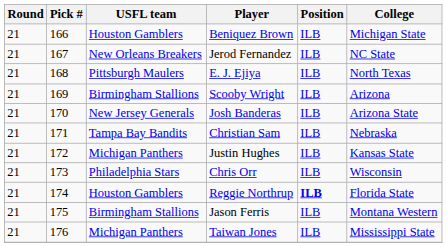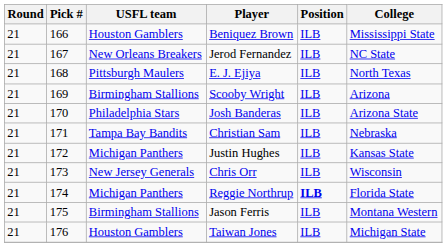(388, 34) Michigan State -> (392, 34) Mississippi State
(142, 113) New Jersey Generals -> (134, 113) Philadelphia Stars
(134, 172) Philadelphia Stars -> (142, 172) New Jersey Generals
(136, 192) Houston Gamblers -> (136, 192) Michigan Panthers
(136, 232) Michigan Panthers -> (136, 232) Houston Gamblers
(392, 232) Mississippi State -> (388, 232) Michigan State
